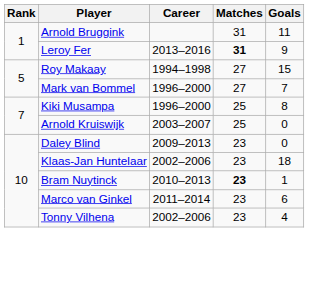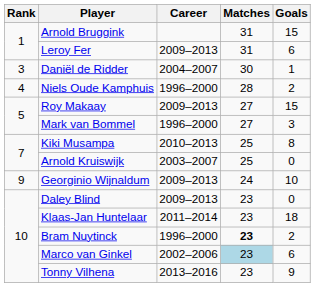(284, 32) 11 -> (292, 32) 15
(181, 50) 2013–2016 -> (189, 50) 2009–2013
(239, 50) bold -> (247, 50) normal
(284, 50) 9 -> (292, 50) 6
+ row: (85, 69)
+ row: (97, 87)
(181, 69) 1994–1998 -> (189, 106) 2009–2013
(284, 87) 7 -> (292, 124) 3
(181, 106) 1996–2000 -> (189, 143) 2010–2013
+ row: (95, 180)
(181, 161) 2002–2006 -> (189, 217) 2011–2014
(181, 180) 2010–2013 -> (189, 236) 1996–2000
(284, 180) 1 -> (292, 236) 2
(181, 198) 2011–2014 -> (189, 254) 2002–2006
(239, 198) no background -> (247, 254) lightblue background
(181, 217) 2002–2006 -> (189, 273) 2013–2016
(284, 217) 4 -> (292, 273) 9
